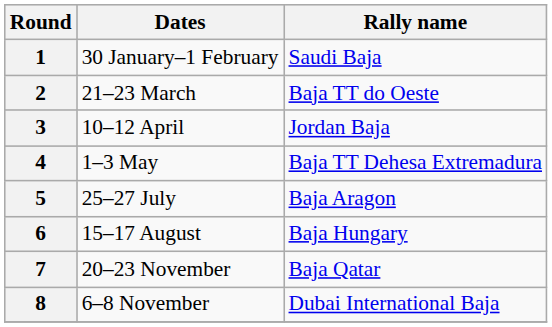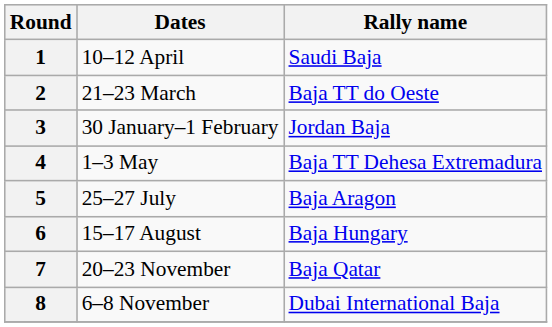(180, 56) 30 January–1 February -> (133, 56) 10–12 April
(133, 127) 10–12 April -> (180, 127) 30 January–1 February
